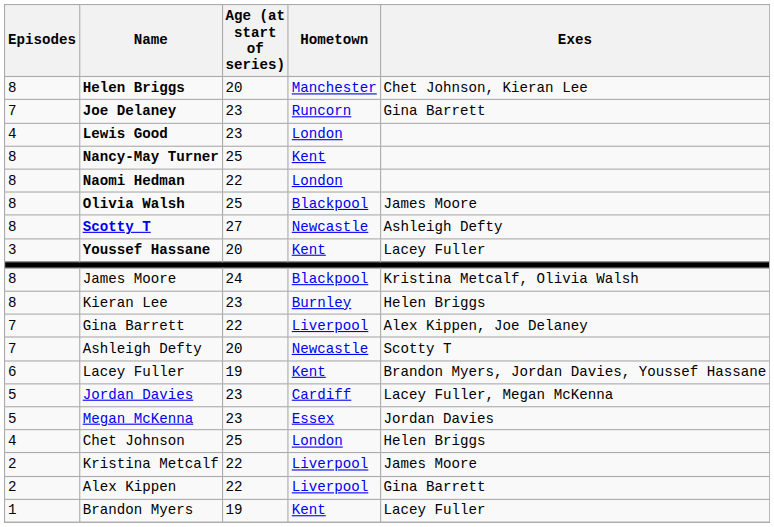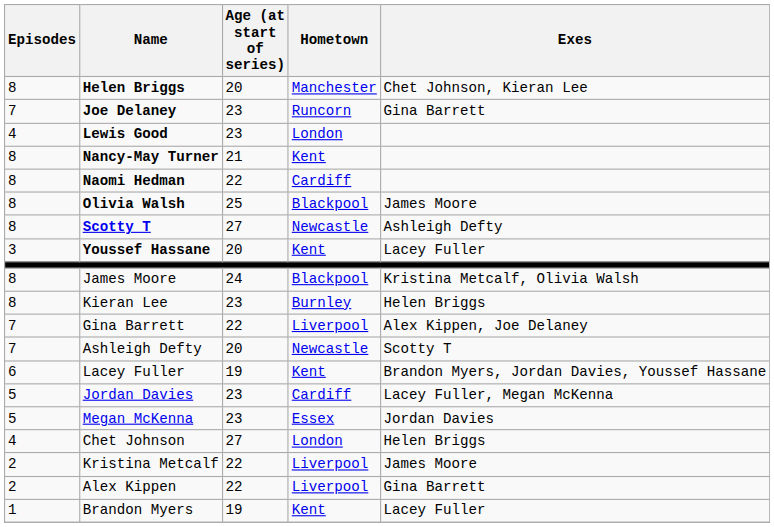(234, 158) 25 -> (234, 158) 21
(317, 181) London -> (322, 181) Cardiff
(234, 441) 25 -> (234, 441) 27
